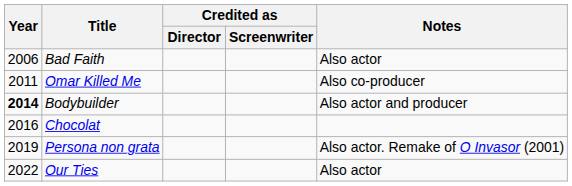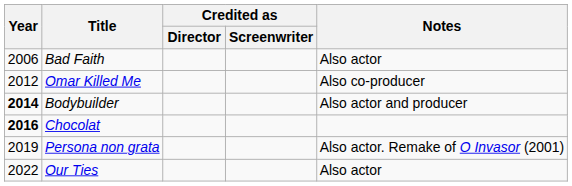(23, 81) 2011 -> (23, 81) 2012
(23, 125) normal -> (23, 125) bold
